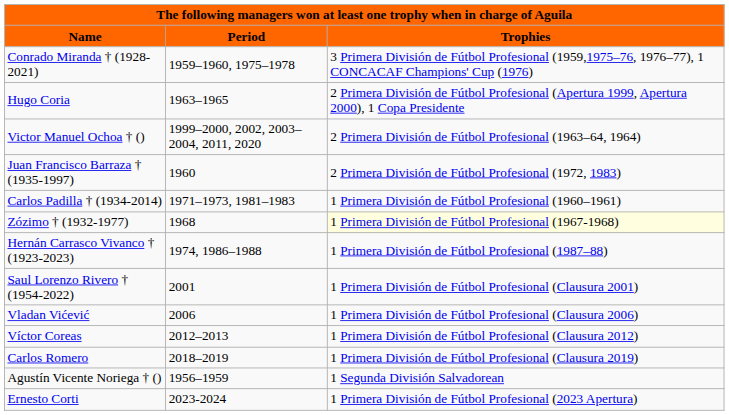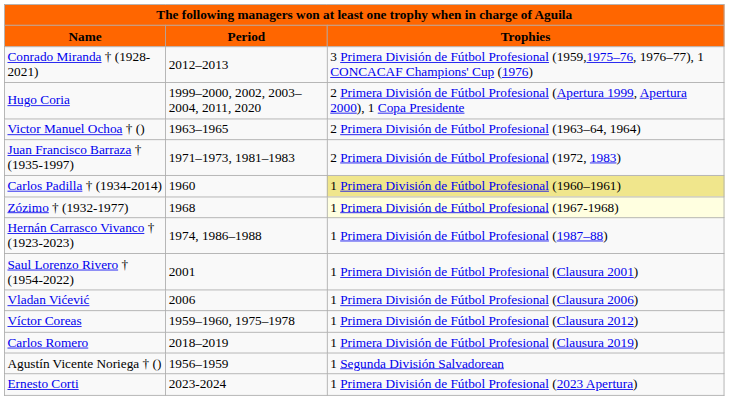(232, 64) 1959–1960, 1975–1978 -> (199, 64) 2012–2013
(199, 100) 1963–1965 -> (235, 100) 1999–2000, 2002, 2003–2004, 2011, 2020
(235, 136) 1999–2000, 2002, 2003–2004, 2011, 2020 -> (199, 129) 1963–1965
(182, 172) 1960 -> (232, 157) 1971–1973, 1981–1983
(232, 201) 1971–1973, 1981–1983 -> (182, 186) 1960
(476, 201) no background -> (476, 186) khaki background
(199, 336) 2012–2013 -> (232, 321) 1959–1960, 1975–1978
